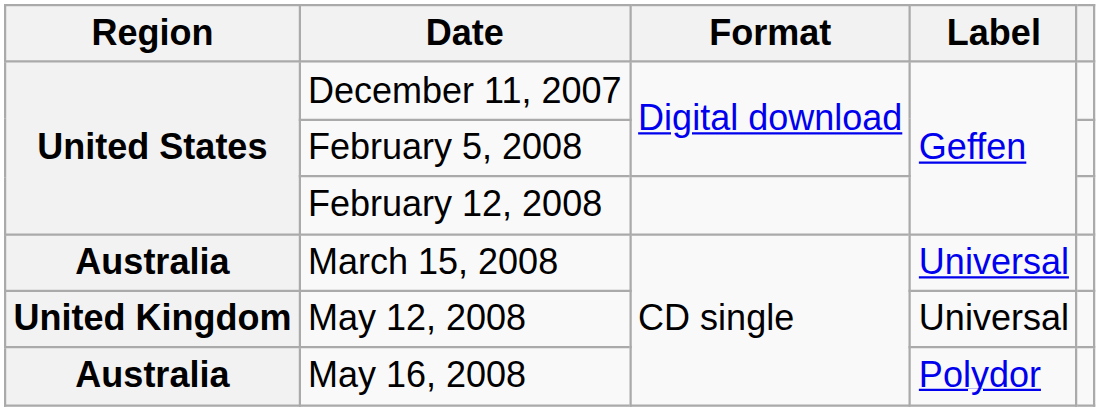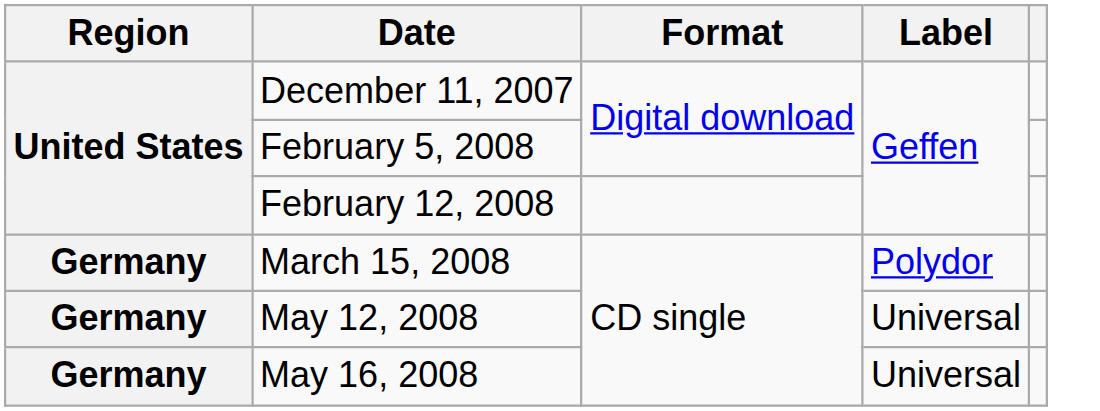(152, 261) Australia -> (128, 261) Germany
(994, 261) Universal -> (932, 261) Polydor
(152, 318) United Kingdom -> (128, 318) Germany
(152, 375) Australia -> (128, 375) Germany
(980, 375) Polydor -> (946, 375) Universal
